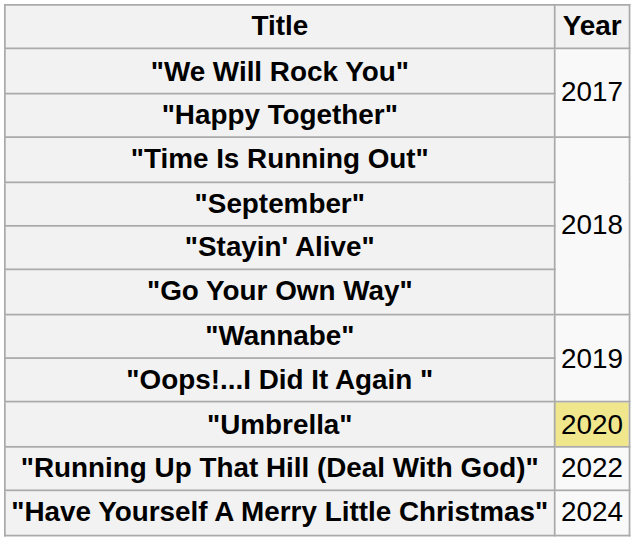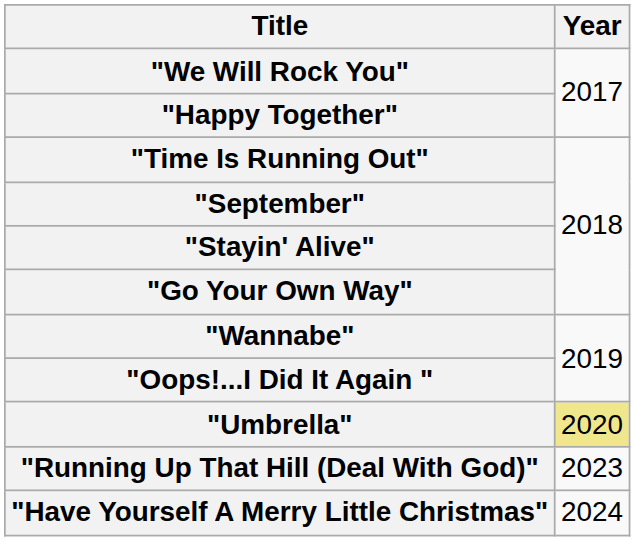(592, 468) 2022 -> (592, 468) 2023
